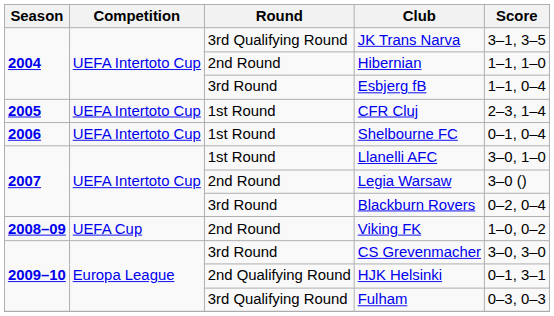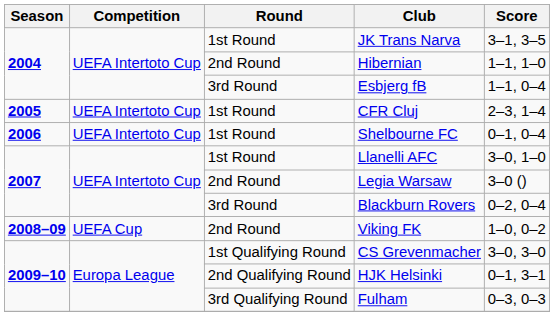(278, 39) 3rd Qualifying Round -> (242, 39) 1st Round
(243, 252) 3rd Round -> (277, 252) 1st Qualifying Round
